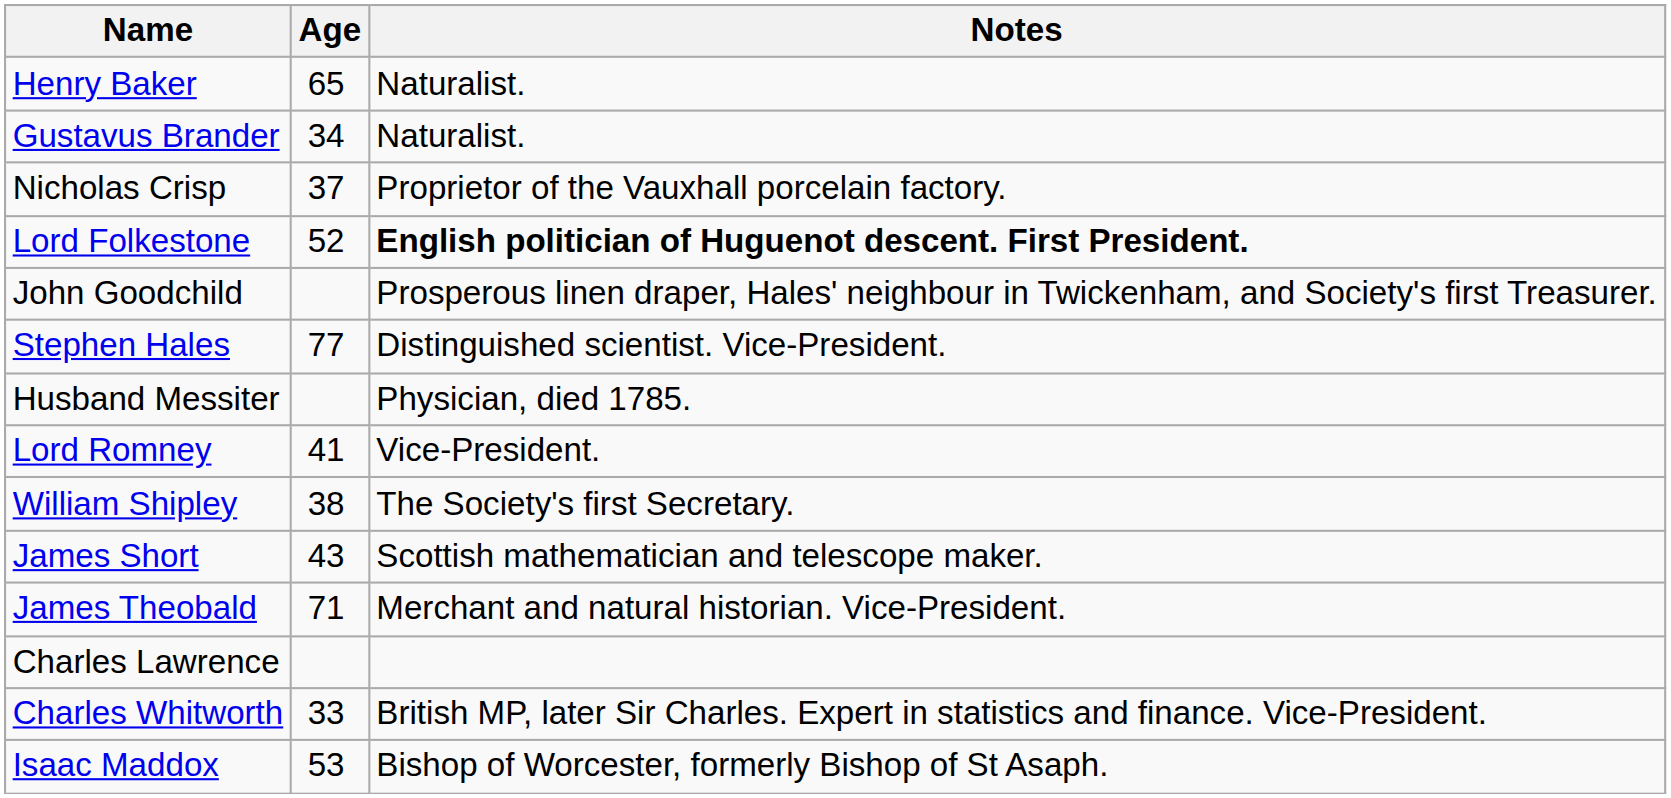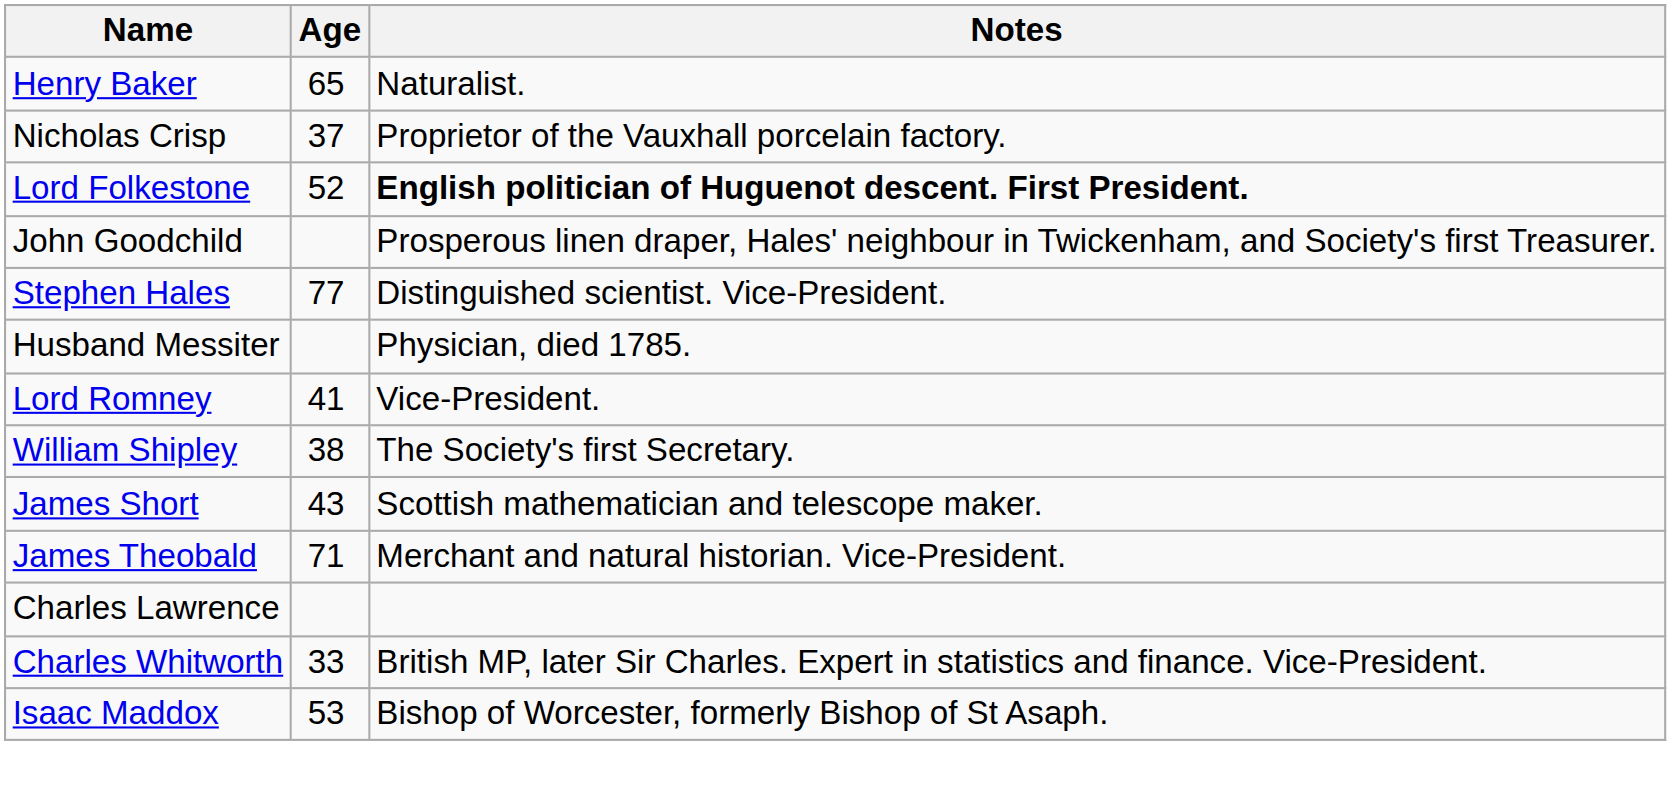- row: (146, 135)
